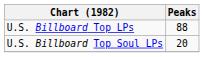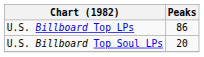(182, 28) 88 -> (182, 28) 86
